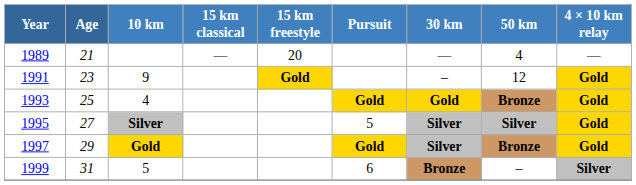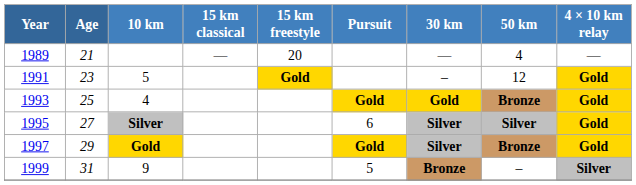(146, 78) 9 -> (146, 78) 5
(370, 123) 5 -> (370, 123) 6
(146, 169) 5 -> (146, 169) 9
(370, 169) 6 -> (370, 169) 5
